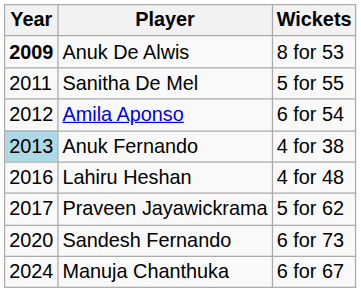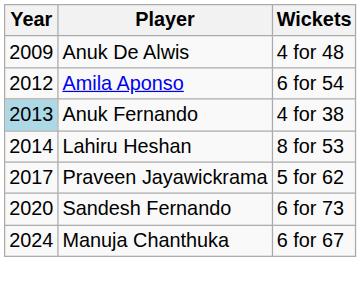(31, 51) bold -> (31, 51) normal
(310, 51) 8 for 53 -> (310, 51) 4 for 48
- row: (130, 83)
(31, 177) 2016 -> (31, 146) 2014
(310, 177) 4 for 48 -> (310, 146) 8 for 53
